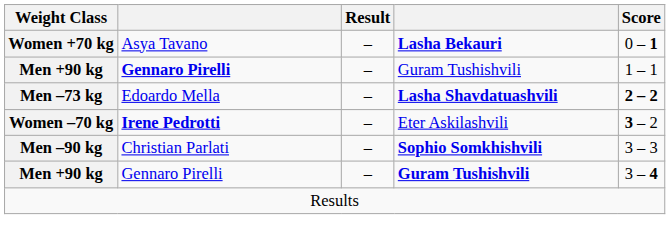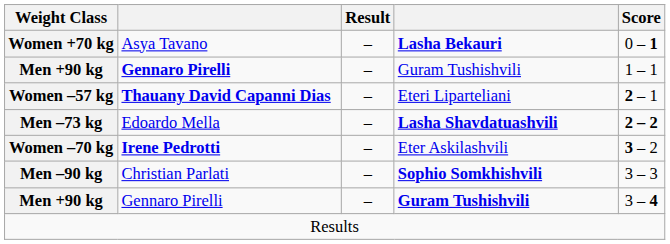+ row: (61, 95)
